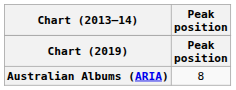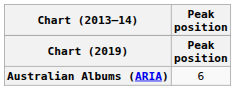(201, 76) 8 -> (201, 76) 6
